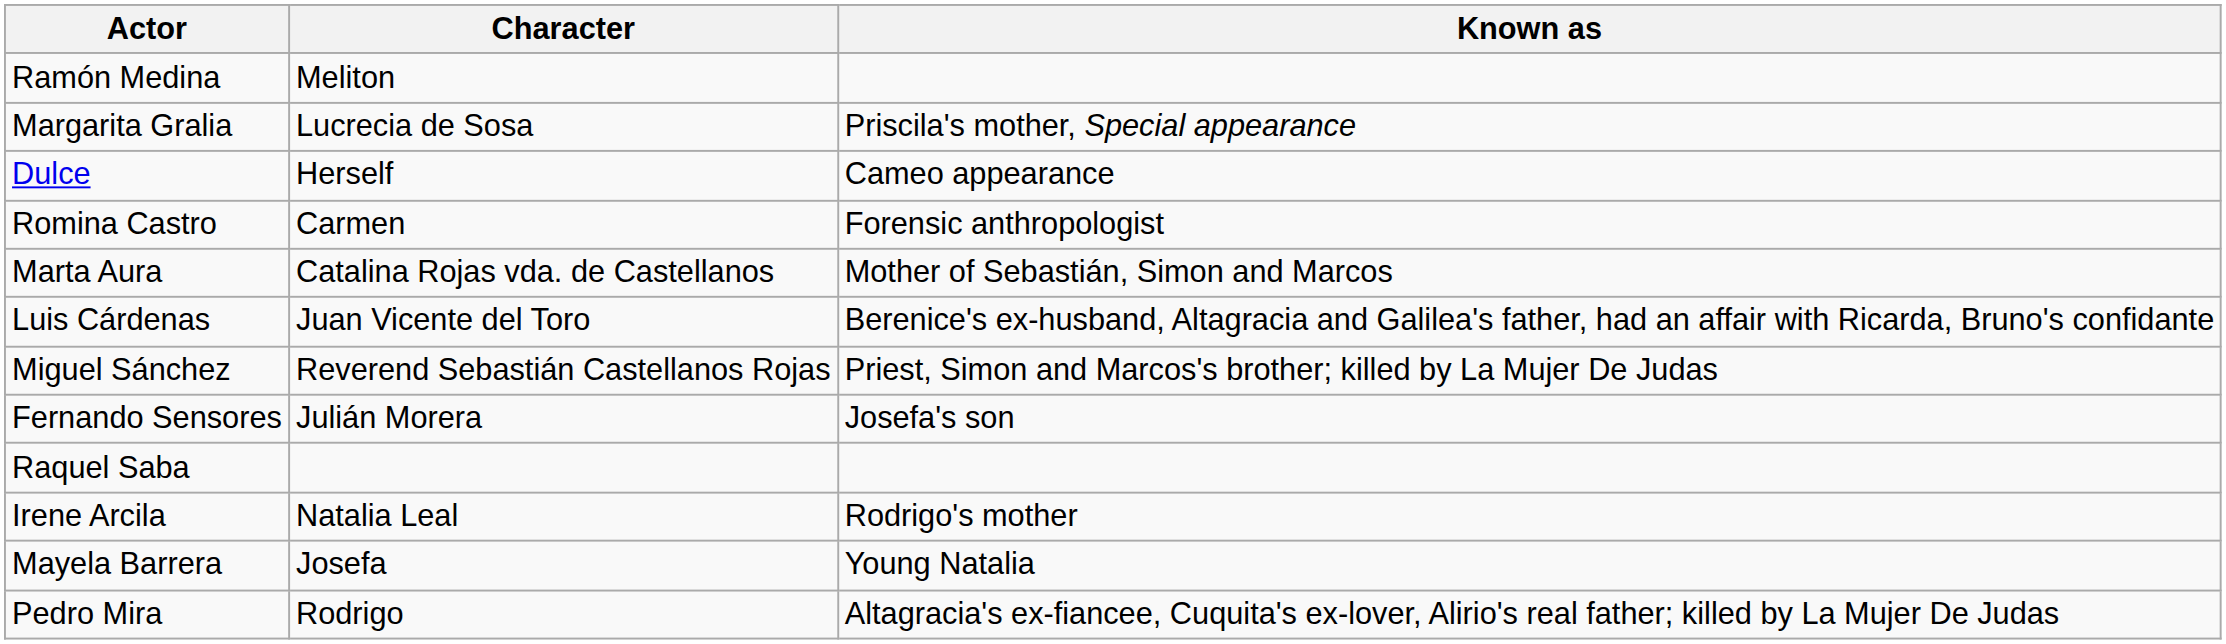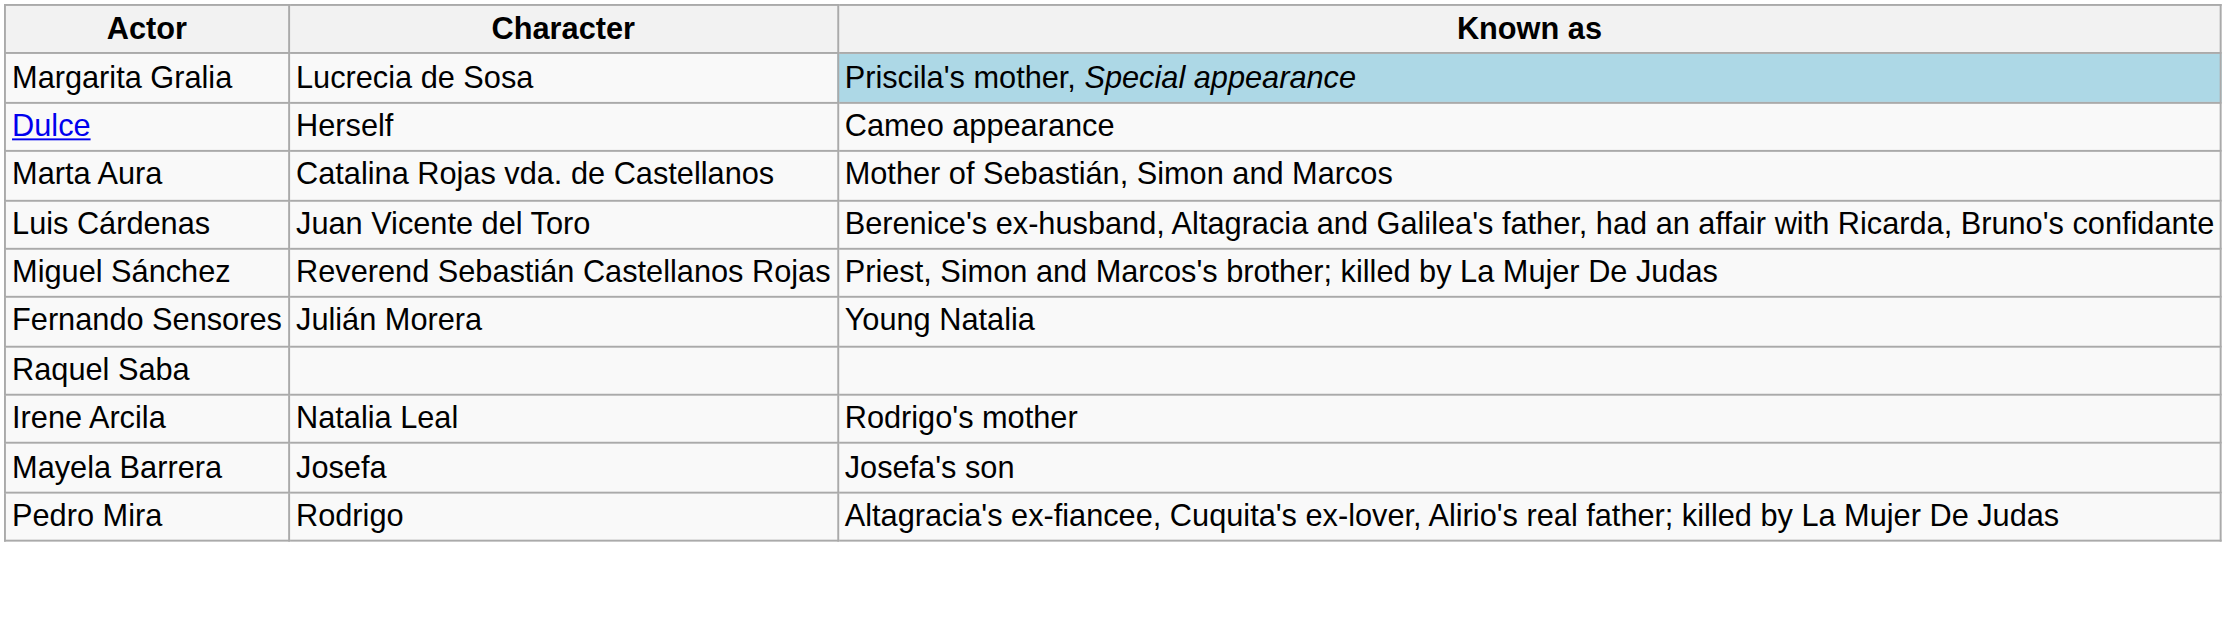- row: (116, 77)
(1100, 126) no background -> (1100, 77) lightblue background
- row: (114, 223)
(930, 418) Josefa's son -> (940, 321) Young Natalia
(940, 564) Young Natalia -> (930, 467) Josefa's son
